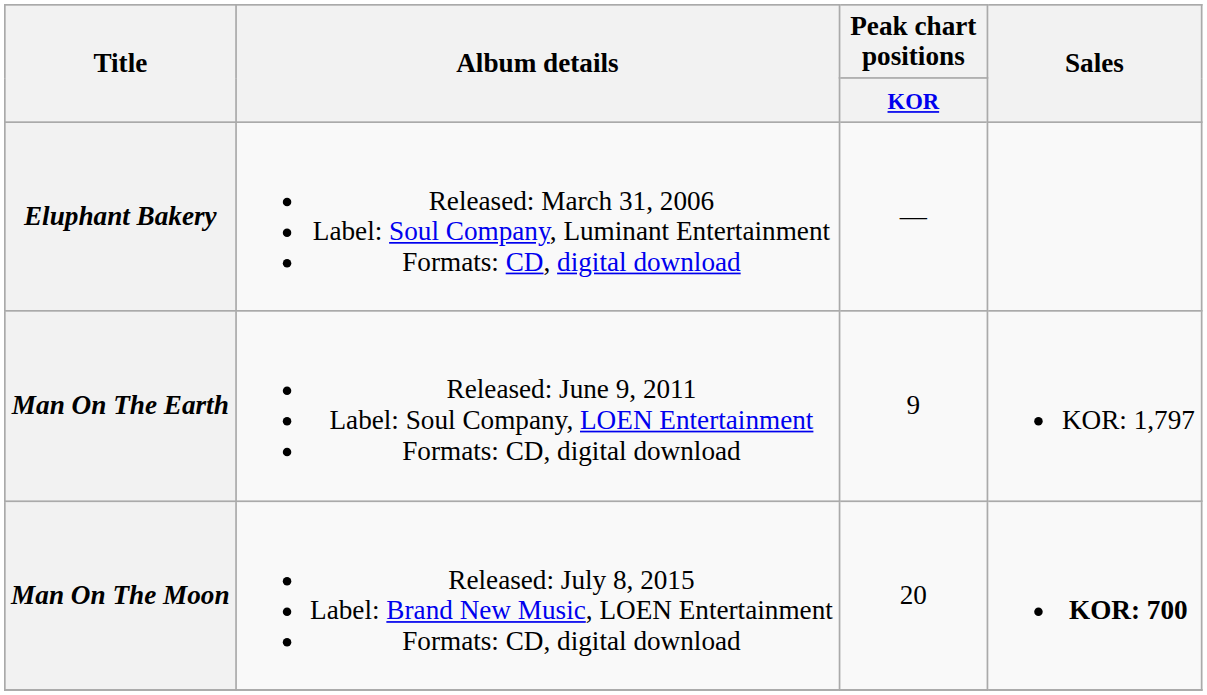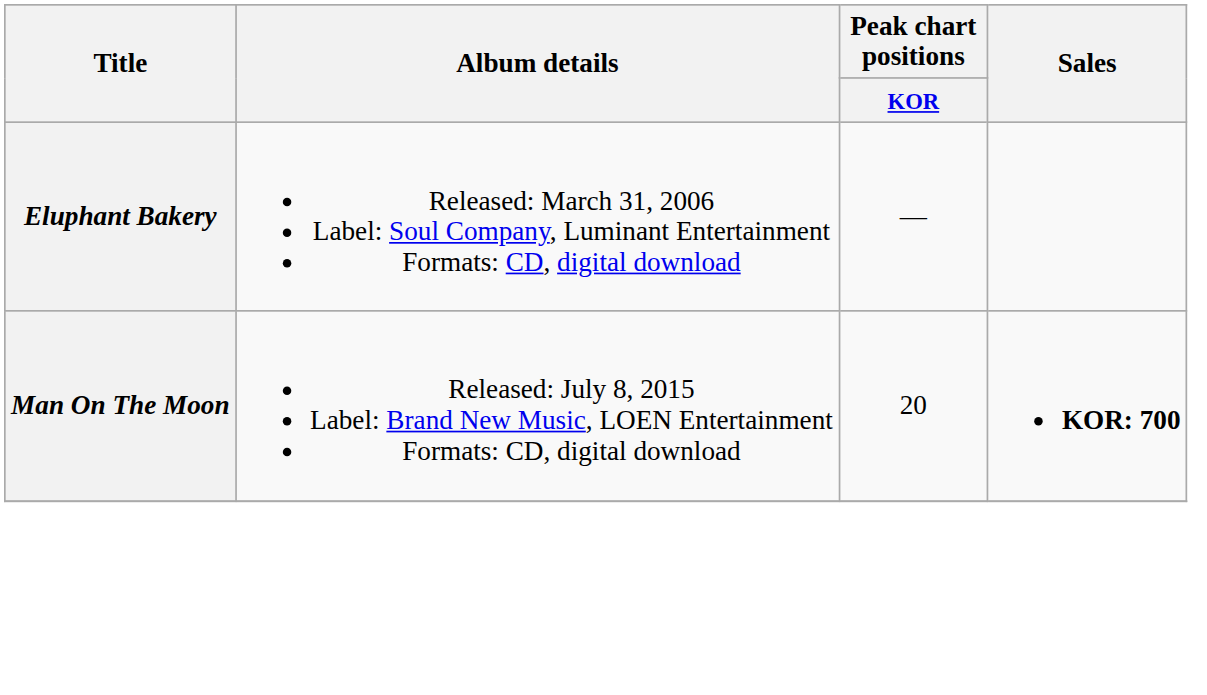- row: (120, 405)
